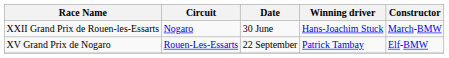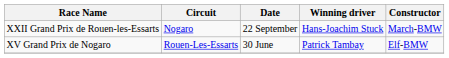(258, 29) 30 June -> (270, 29) 22 September
(270, 45) 22 September -> (258, 45) 30 June
